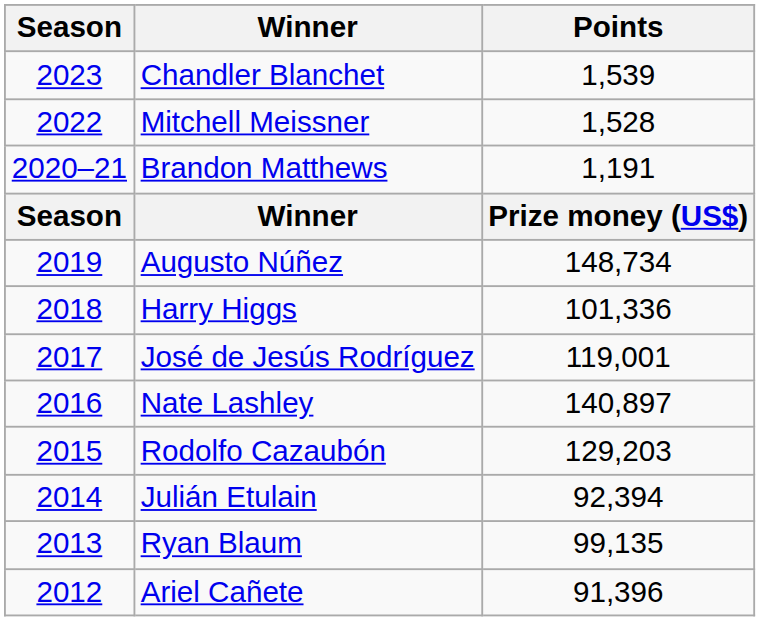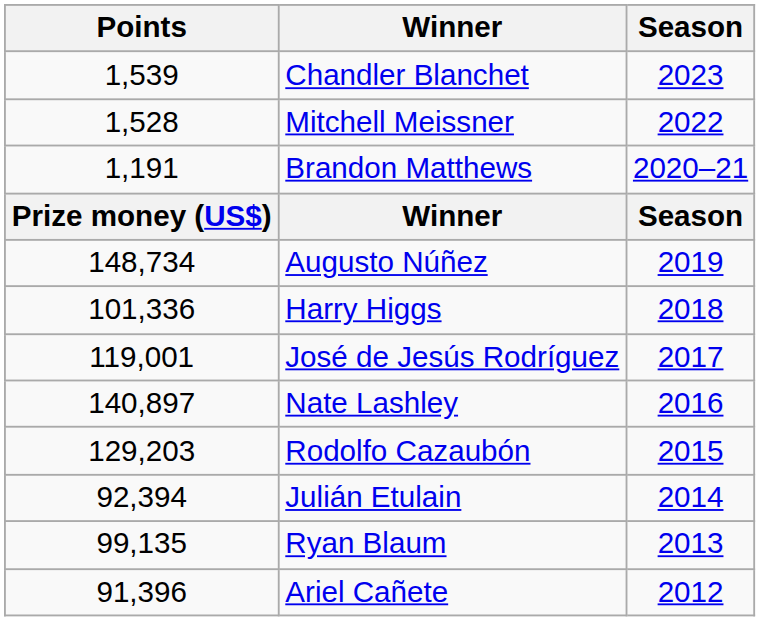columns swapped: (69, 27) <-> (618, 27)
